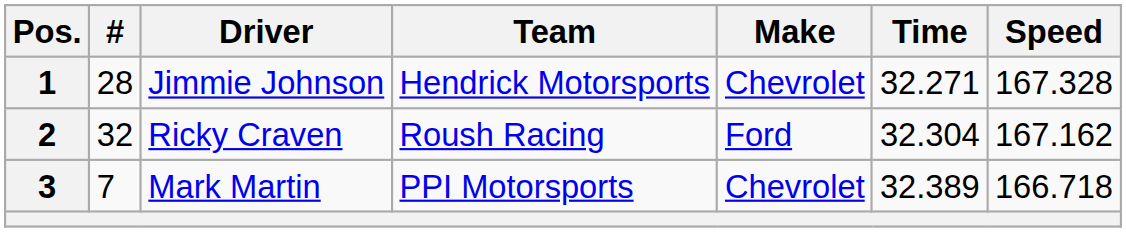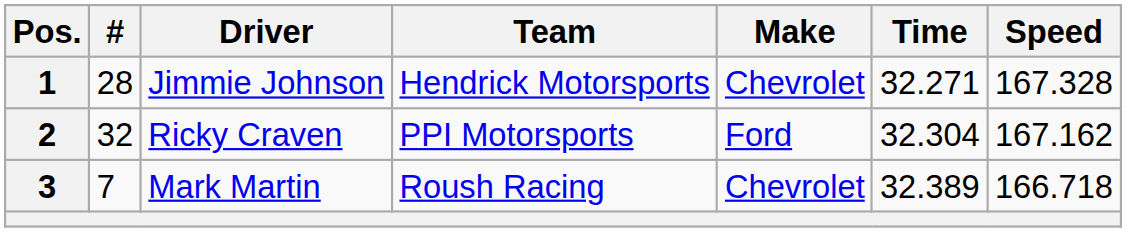(502, 135) Roush Racing -> (517, 135) PPI Motorsports
(517, 186) PPI Motorsports -> (502, 186) Roush Racing
